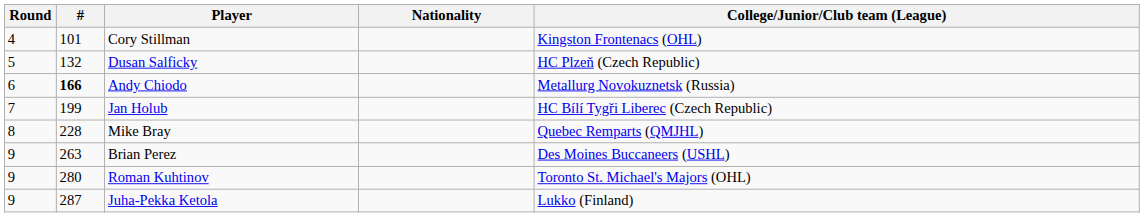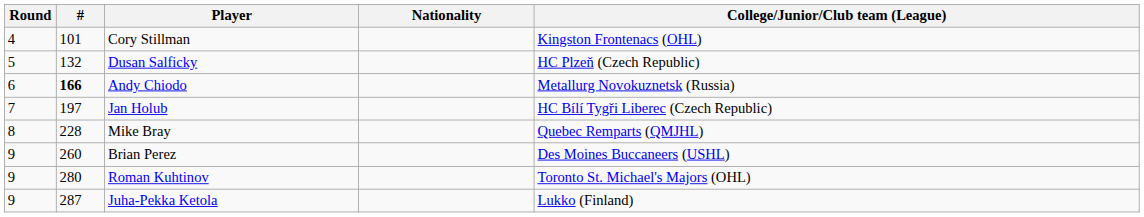(71, 108) 199 -> (71, 108) 197
(71, 154) 263 -> (71, 154) 260
